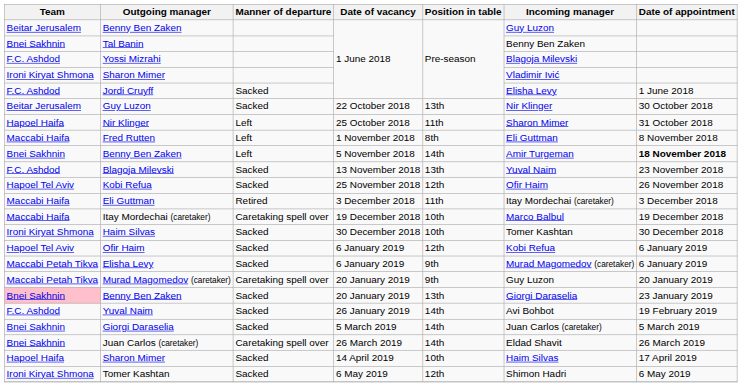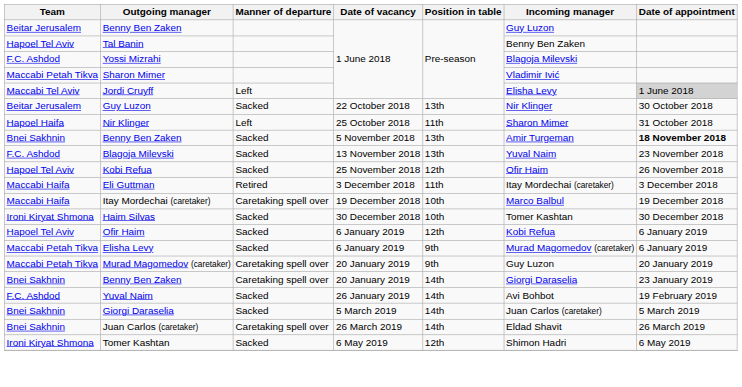(36, 43) Bnei Sakhnin -> (40, 43) Hapoel Tel Aviv
(50, 75) Ironi Kiryat Shmona -> (52, 75) Maccabi Petah Tikva
(33, 91) F.C. Ashdod -> (43, 91) Maccabi Tel Aviv
(252, 91) Sacked -> (244, 91) Left
(666, 91) no background -> (666, 91) lightgrey background
- row: (129, 138)
(244, 153) Left -> (252, 138) Sacked
(435, 153) 14th -> (435, 138) 13th
(36, 295) pink background -> (36, 279) no background
(252, 295) Sacked -> (282, 279) Caretaking spell over
(435, 295) 13th -> (435, 279) 14th
- row: (134, 358)
